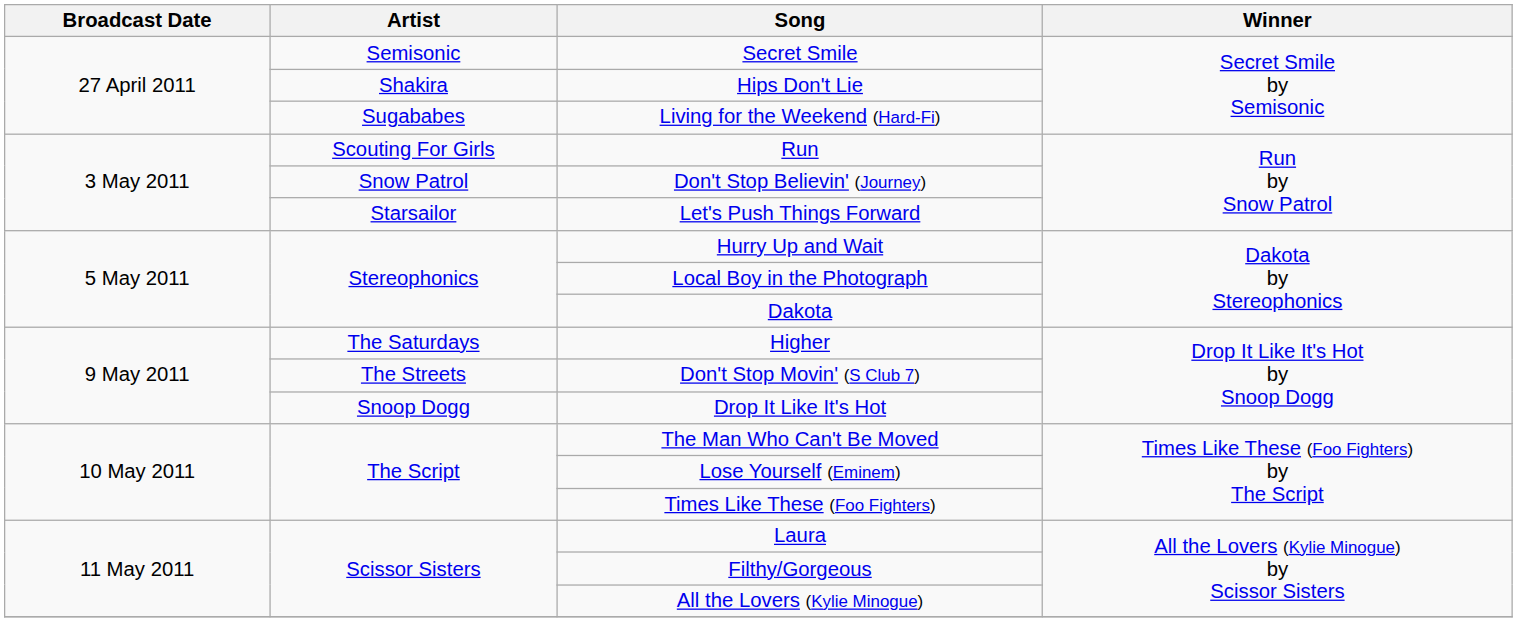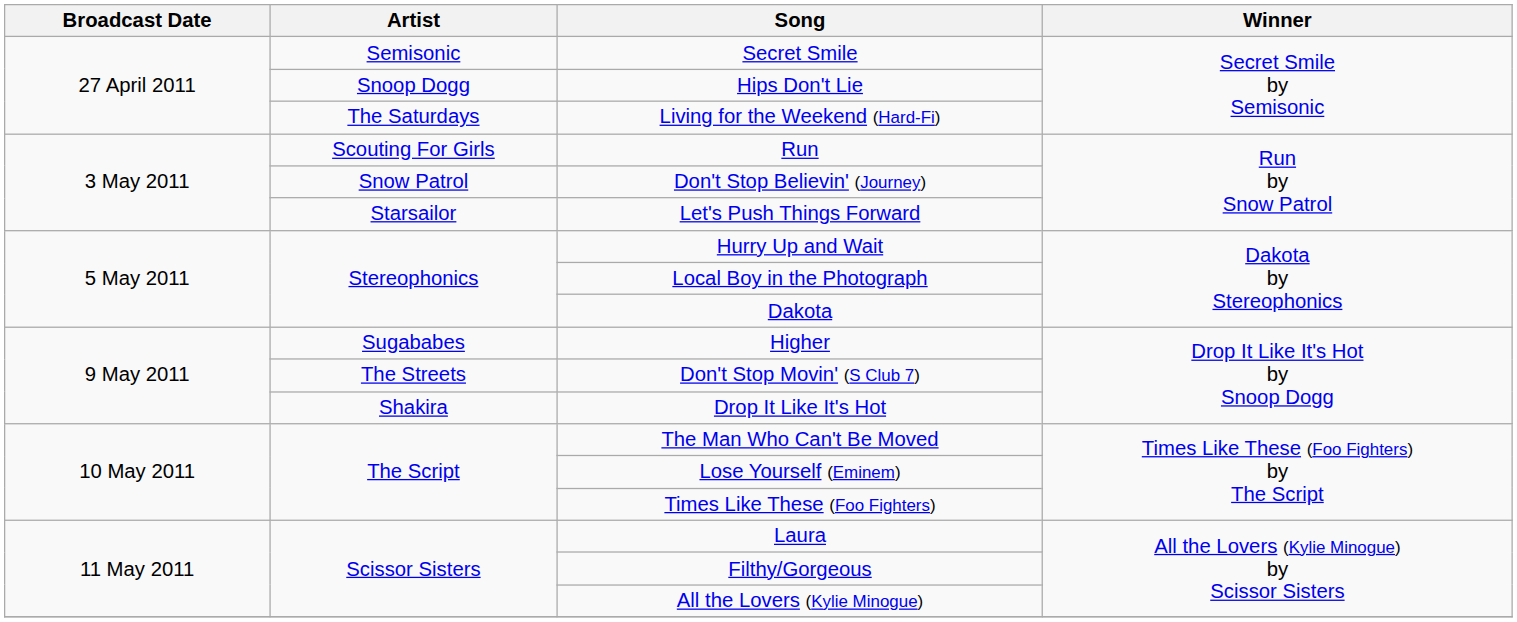(413, 85) Shakira -> (413, 85) Snoop Dogg
(413, 117) Sugababes -> (413, 117) The Saturdays
(413, 342) The Saturdays -> (413, 342) Sugababes
(413, 407) Snoop Dogg -> (413, 407) Shakira
